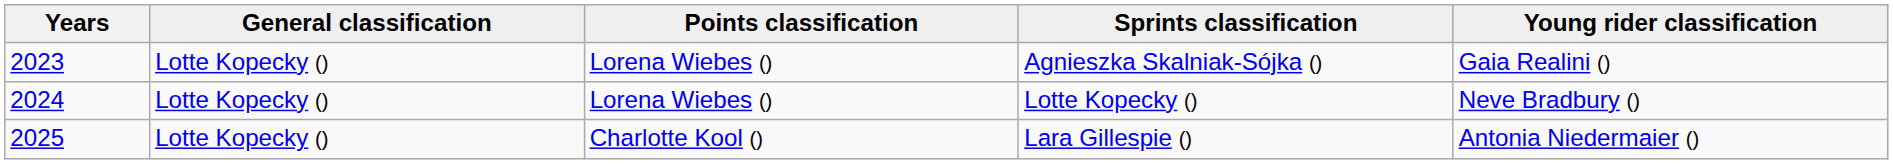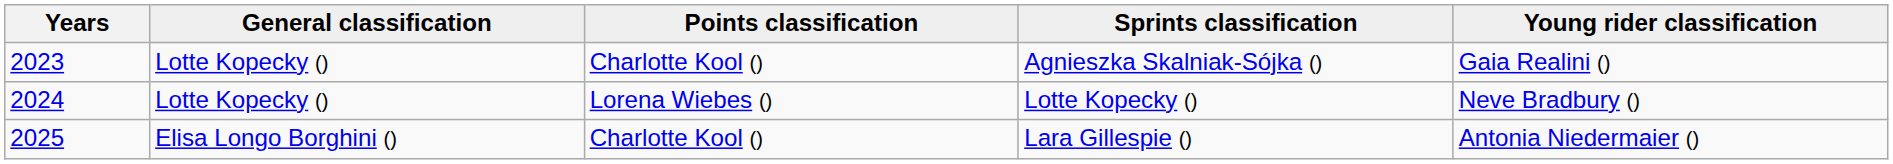(681, 61) Lorena Wiebes () -> (676, 61) Charlotte Kool ()
(242, 138) Lotte Kopecky () -> (276, 138) Elisa Longo Borghini ()
